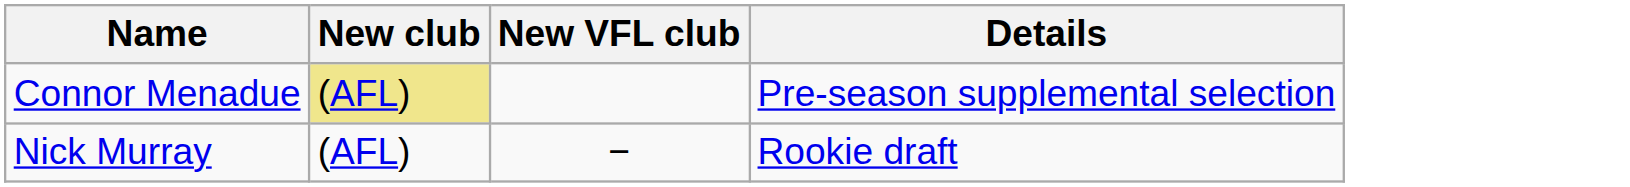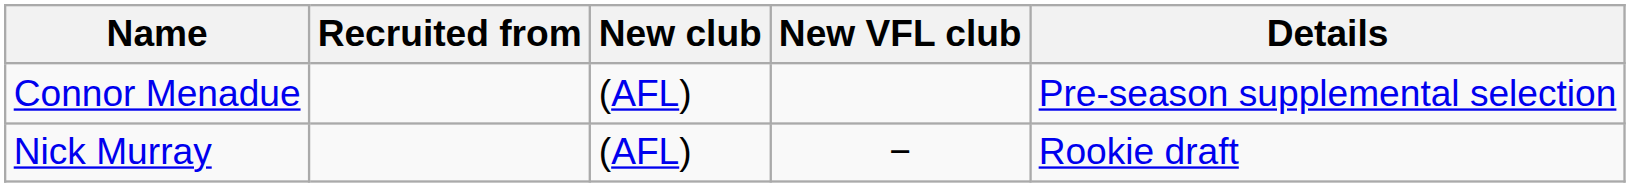+ column: (450, 33)
(364, 92) khaki background -> (645, 92) no background
